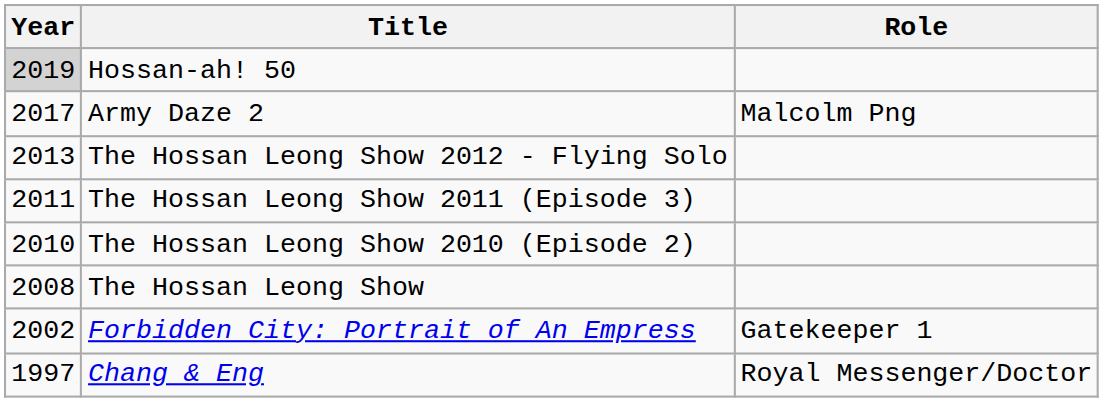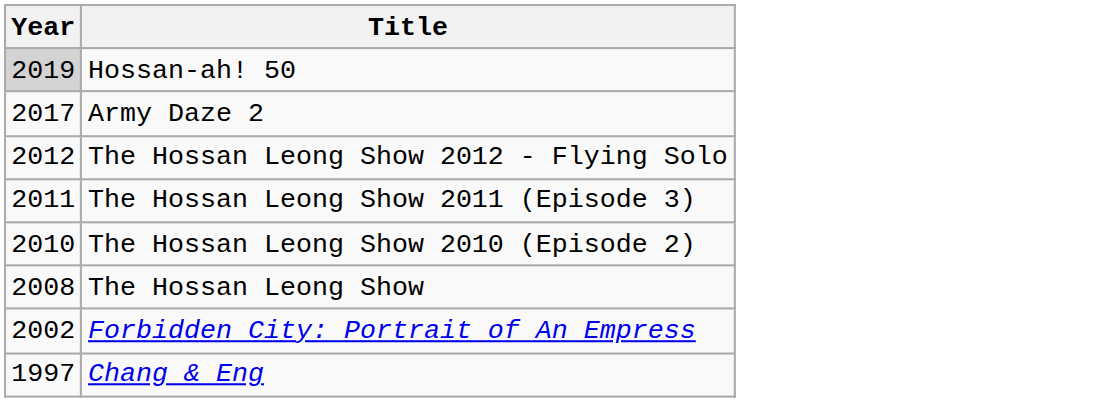- column: (916, 27)
(43, 157) 2013 -> (43, 157) 2012
